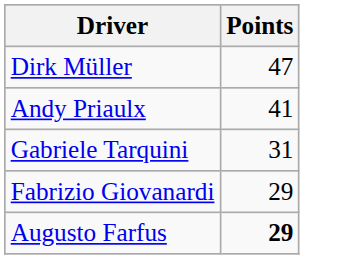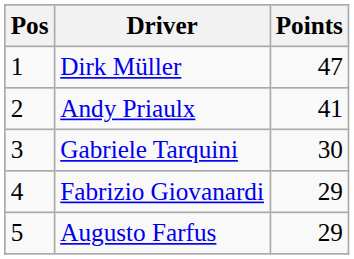+ column: (30, 25)
(281, 150) 31 -> (330, 150) 30
(281, 233) bold -> (330, 233) normal
